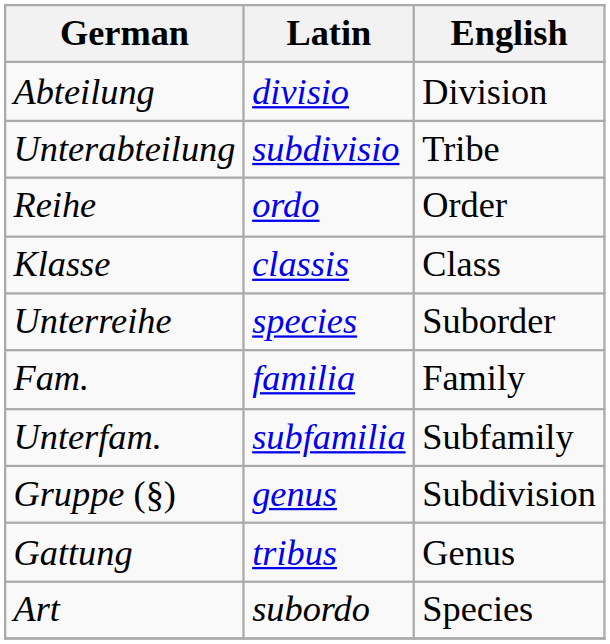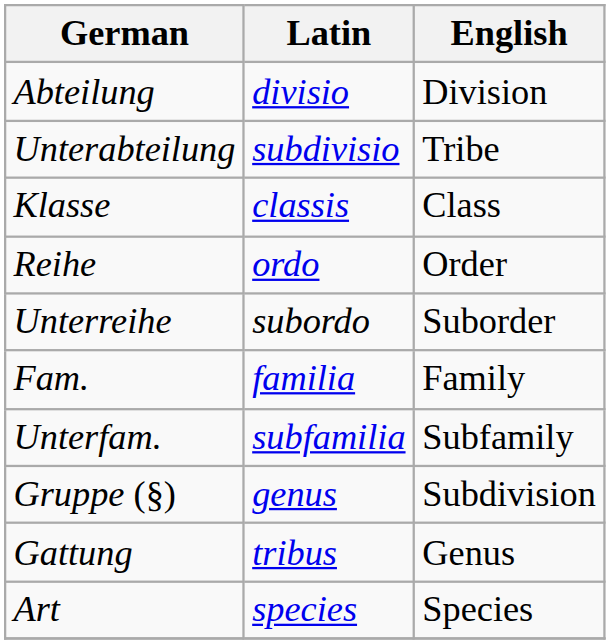rows swapped: (62, 263) <-> (55, 206)
(305, 321) species -> (311, 321) subordo
(311, 609) subordo -> (305, 609) species
